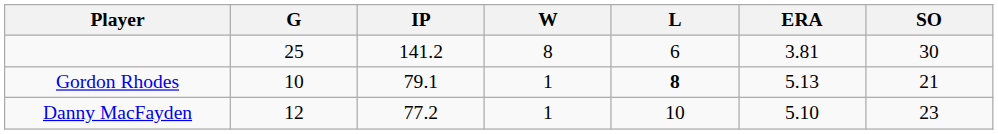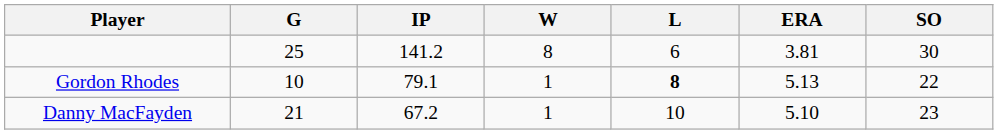(929, 81) 21 -> (929, 81) 22
(294, 112) 12 -> (294, 112) 21
(421, 112) 77.2 -> (421, 112) 67.2
